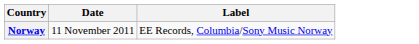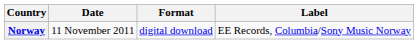+ column: (176, 13)
